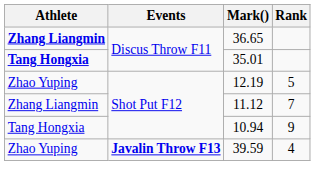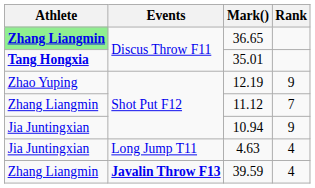(56, 38) no background -> (56, 38) lightgreen background
(291, 83) 5 -> (291, 83) 9
(46, 127) Tang Hongxia -> (48, 127) Jia Juntingxian
+ row: (248, 150)
(43, 150) Zhao Yuping -> (53, 172) Zhang Liangmin
